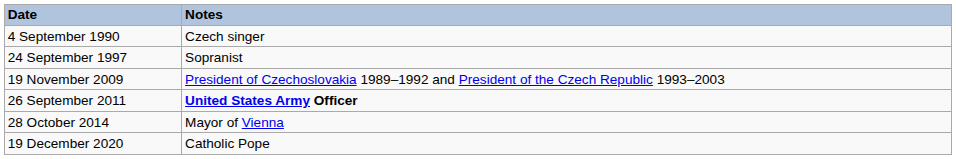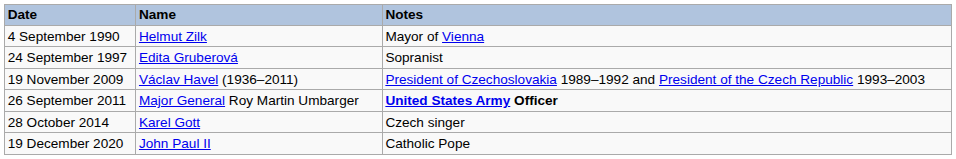+ column: (157, 15)
(225, 36) Czech singer -> (435, 36) Mayor of Vienna
(234, 122) Mayor of Vienna -> (425, 122) Czech singer
